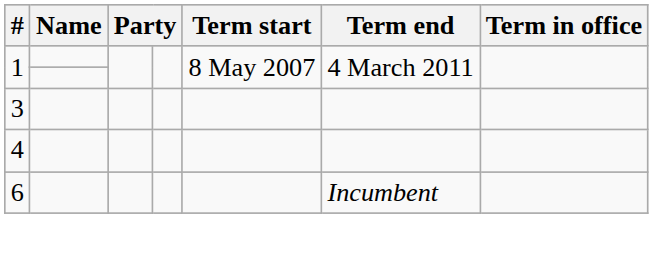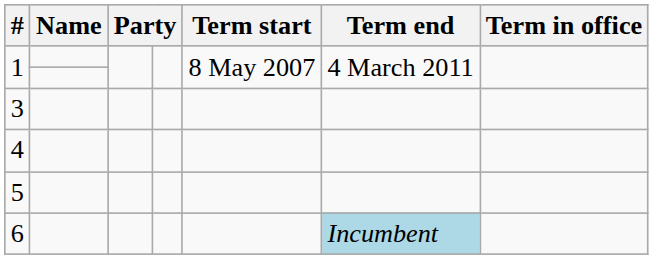+ row: (17, 191)
(383, 191) no background -> (383, 233) lightblue background
